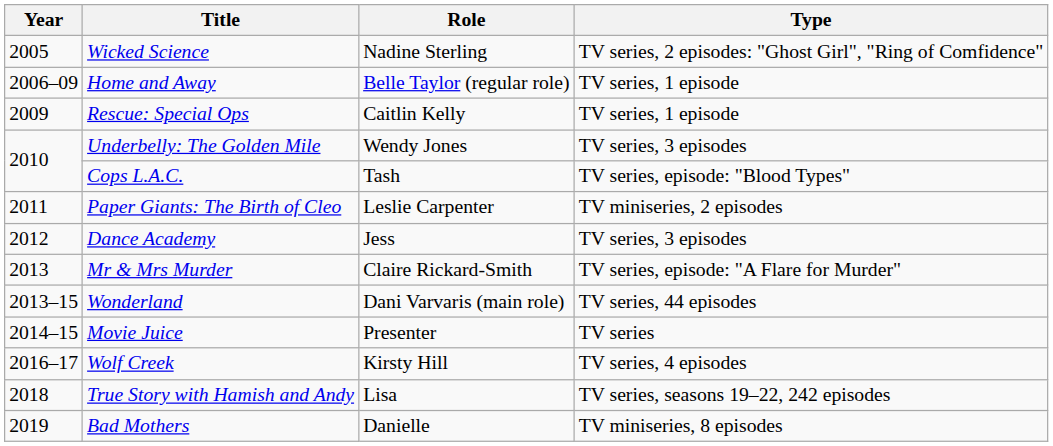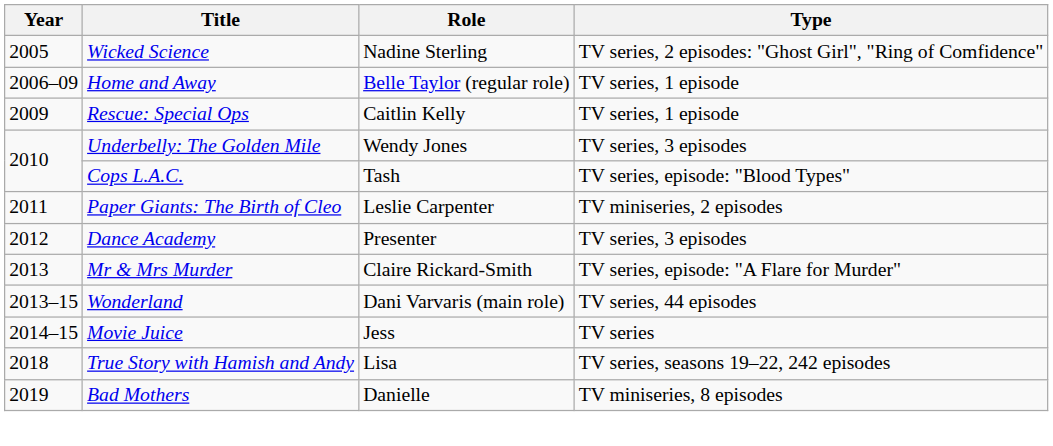(379, 238) Jess -> (400, 238) Presenter
(400, 332) Presenter -> (379, 332) Jess
- row: (130, 363)
